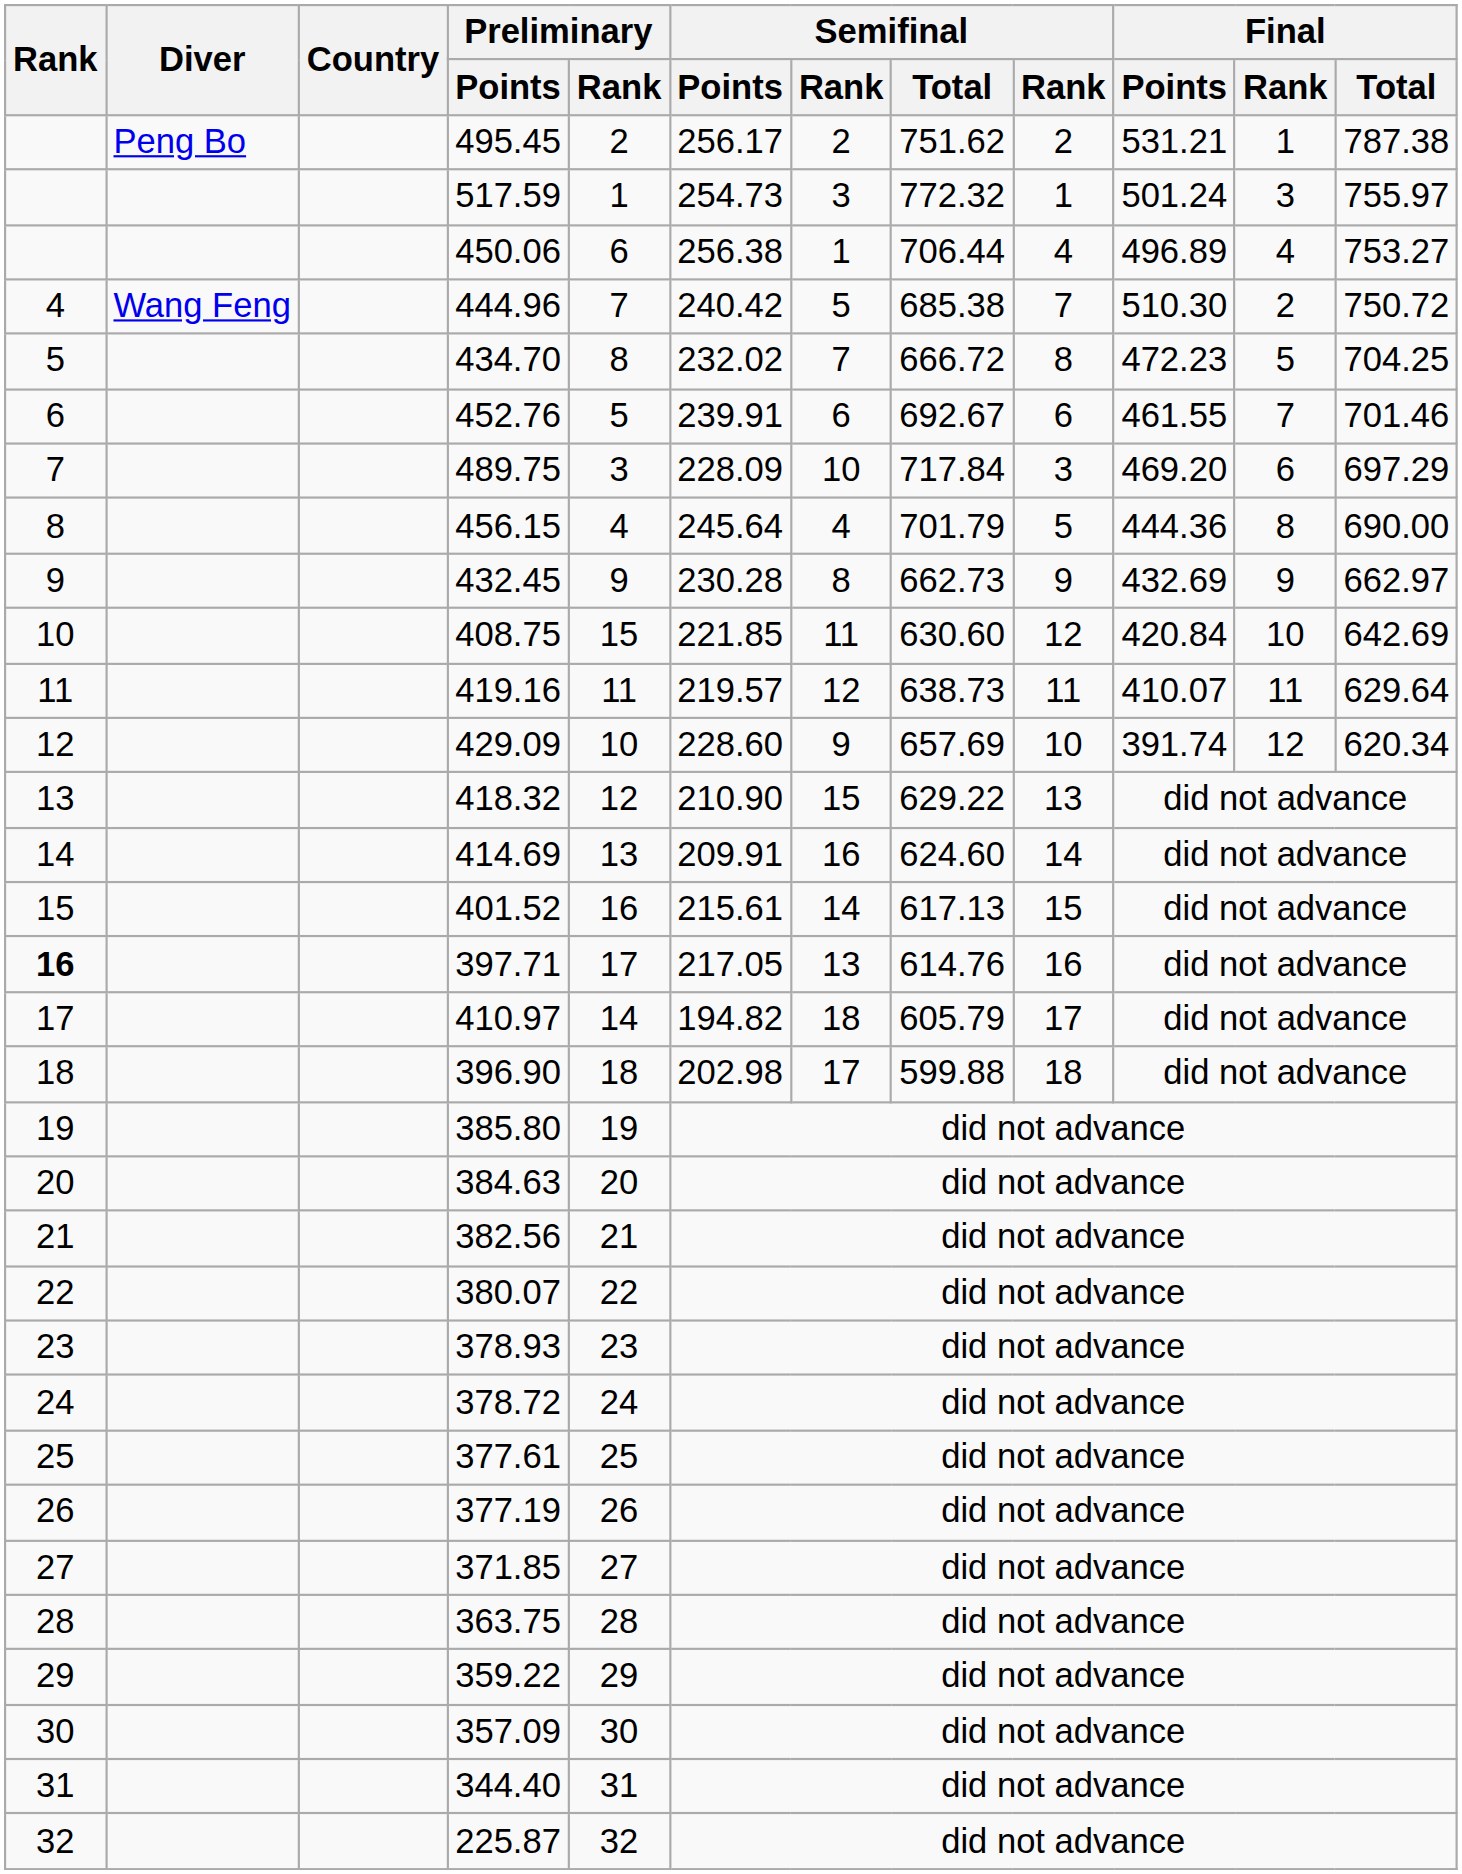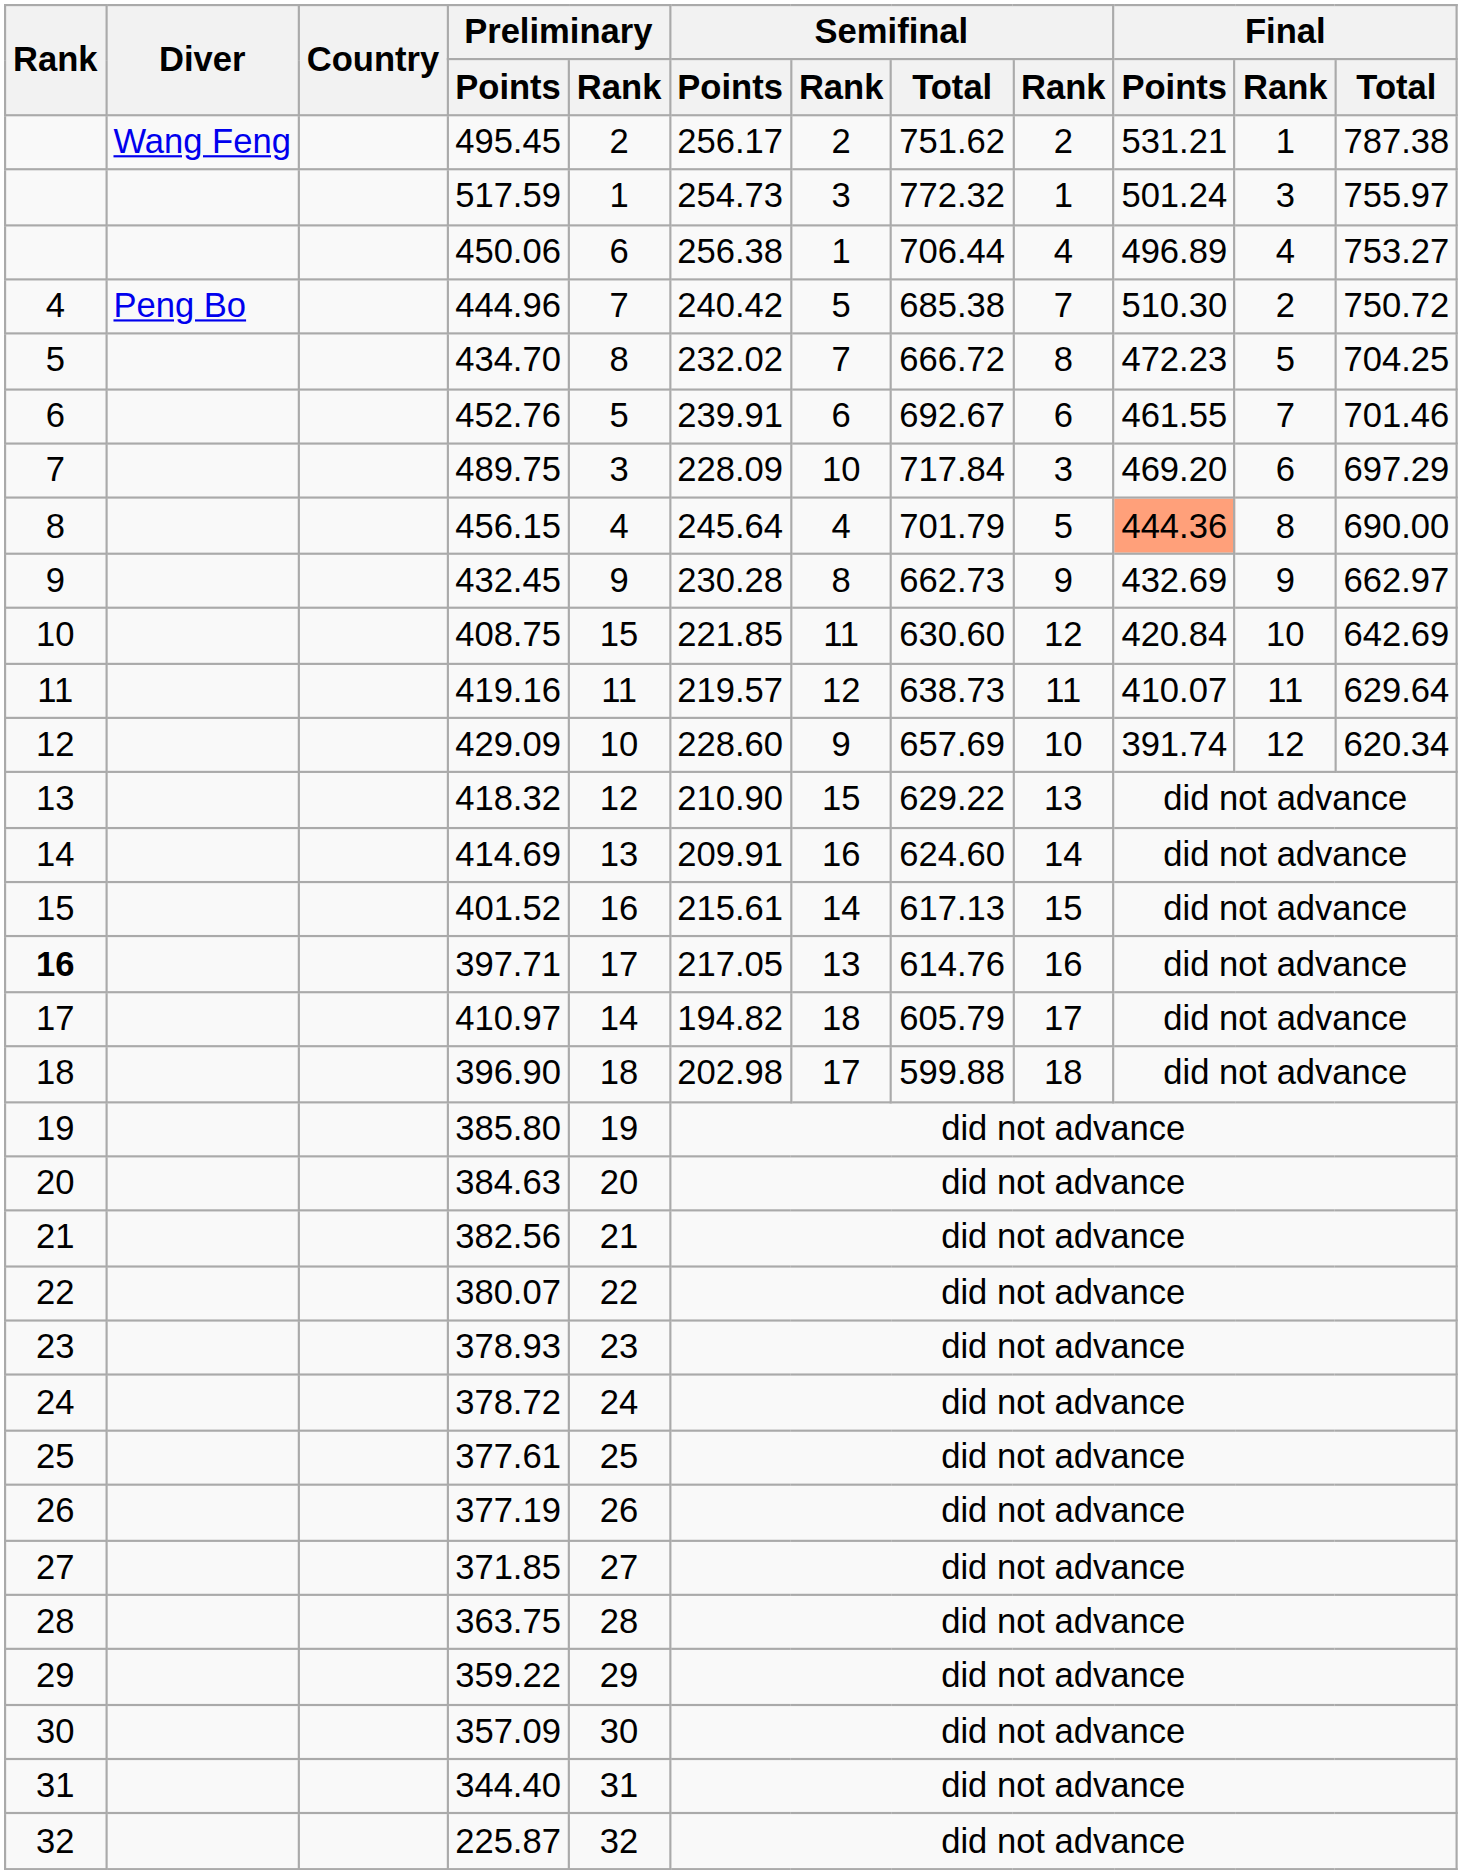(180, 141) Peng Bo -> (202, 141) Wang Feng
(202, 305) Wang Feng -> (180, 305) Peng Bo
(1174, 525) no background -> (1174, 525) lightsalmon background
